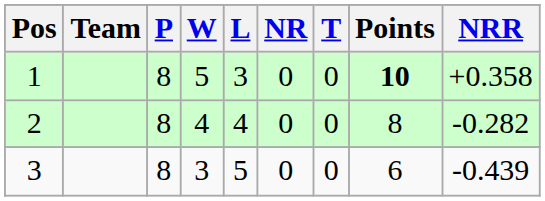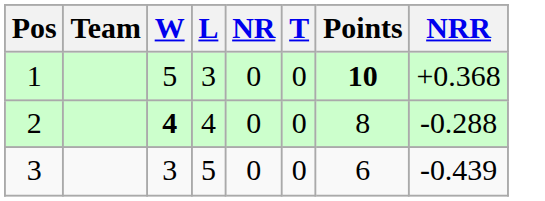- column: (164, 28)
(491, 75) +0.358 -> (459, 75) +0.368
(202, 123) normal -> (170, 123) bold
(491, 123) -0.282 -> (459, 123) -0.288
